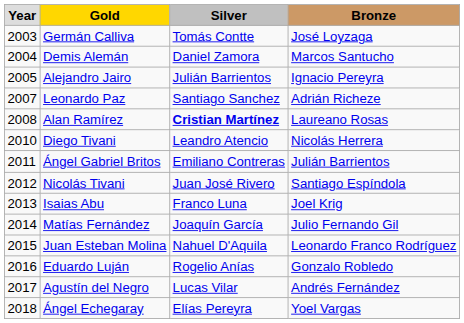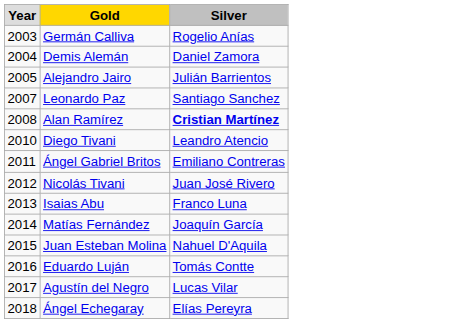- column: (374, 15)
(213, 36) Tomás Contte -> (213, 36) Rogelio Anías
(213, 266) Rogelio Anías -> (213, 266) Tomás Contte
